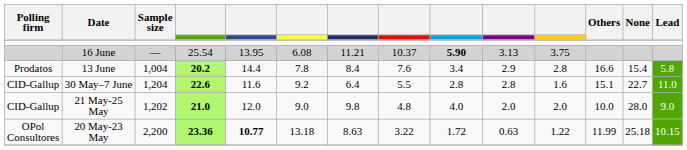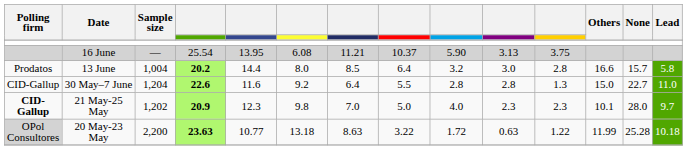(456, 53) bold -> (456, 53) normal
(302, 69) 7.8 -> (302, 69) 8.0
(353, 69) 8.4 -> (353, 69) 8.5
(404, 69) 7.6 -> (404, 69) 6.4
(456, 69) 3.4 -> (456, 69) 3.2
(509, 69) 2.9 -> (509, 69) 3.0
(638, 69) 15.4 -> (638, 69) 15.7
(560, 85) 1.6 -> (560, 85) 1.3
(604, 85) 15.1 -> (604, 85) 15.0
(33, 106) normal -> (33, 106) bold
(200, 106) 21.0 -> (200, 106) 20.9
(251, 106) 12.0 -> (251, 106) 12.3
(302, 106) 9.0 -> (302, 106) 9.8
(353, 106) 9.8 -> (353, 106) 7.0
(404, 106) 4.8 -> (404, 106) 5.0
(509, 106) 2.0 -> (509, 106) 2.3
(560, 106) 2.0 -> (560, 106) 2.3
(604, 106) 10.0 -> (604, 106) 10.1
(667, 106) 9.0 -> (667, 106) 9.7
(33, 132) no background -> (33, 132) lightgrey background
(200, 132) 23.36 -> (200, 132) 23.63
(251, 132) bold -> (251, 132) normal
(638, 132) 25.18 -> (638, 132) 25.28
(667, 132) 10.15 -> (667, 132) 10.18
